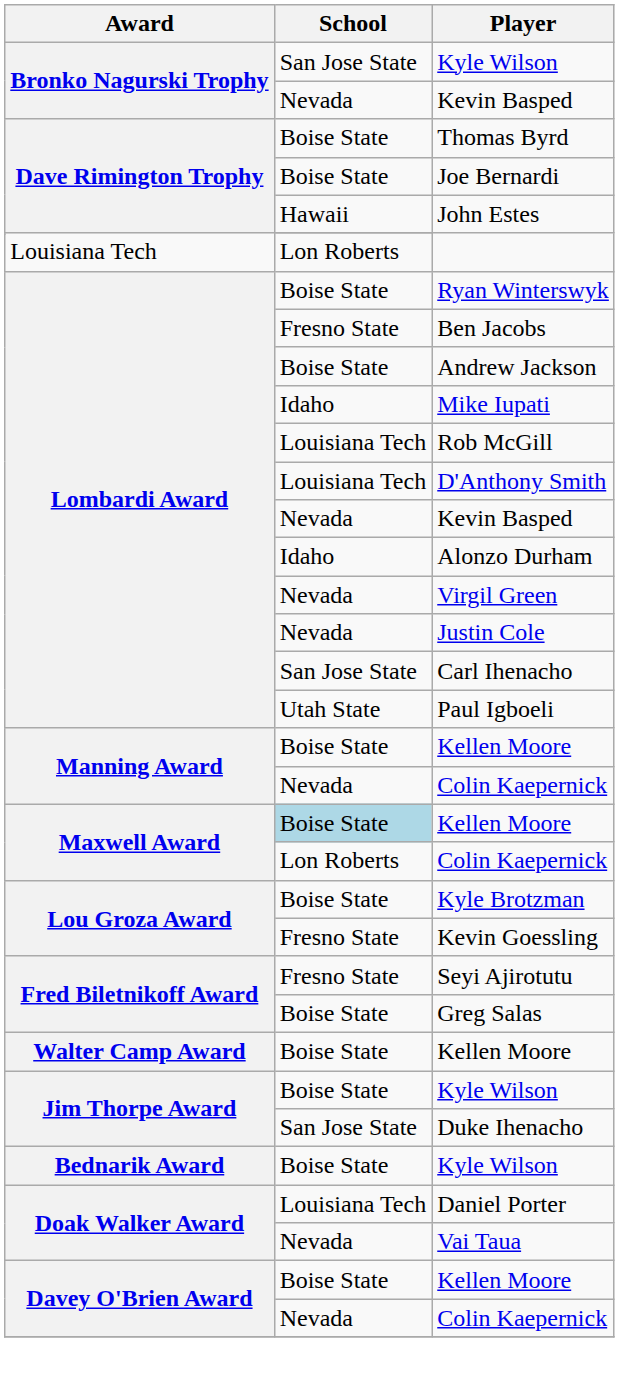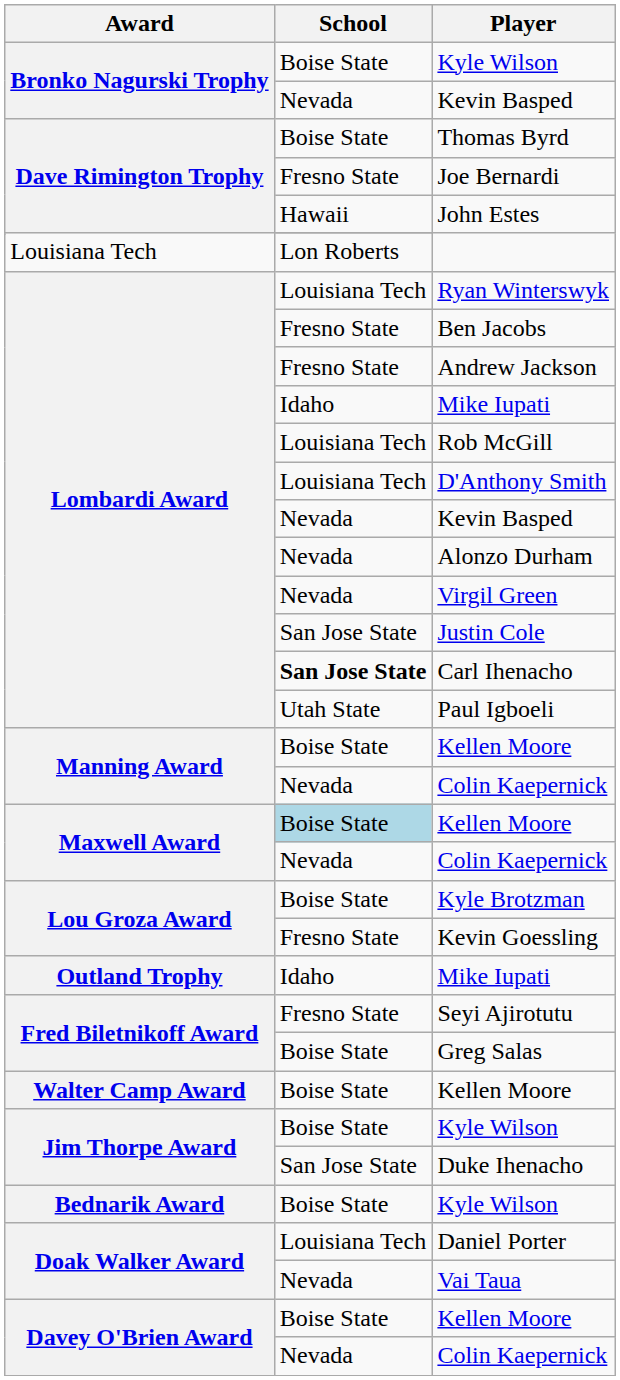(348, 61) San Jose State -> (334, 61) Boise State
(334, 175) Boise State -> (339, 175) Fresno State
(334, 289) Boise State -> (353, 289) Louisiana Tech
(334, 366) Boise State -> (339, 366) Fresno State
(307, 556) Idaho -> (316, 556) Nevada
(316, 632) Nevada -> (348, 632) San Jose State
(348, 670) normal -> (353, 670) bold
(339, 860) Lon Roberts -> (316, 860) Nevada
+ row: (139, 975)
